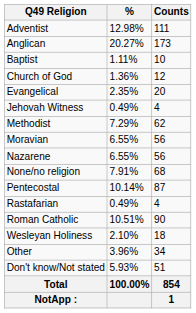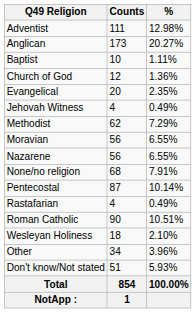columns swapped: (171, 12) <-> (129, 12)
